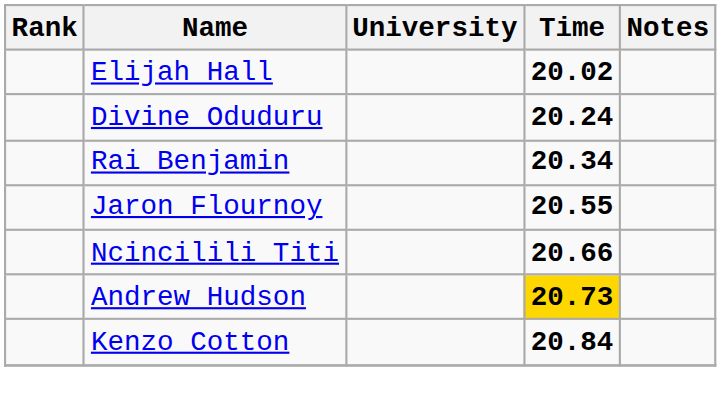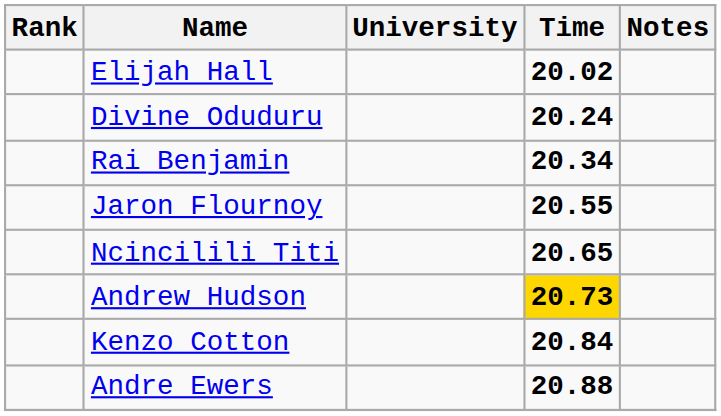(572, 252) 20.66 -> (572, 252) 20.65
+ row: (182, 387)
